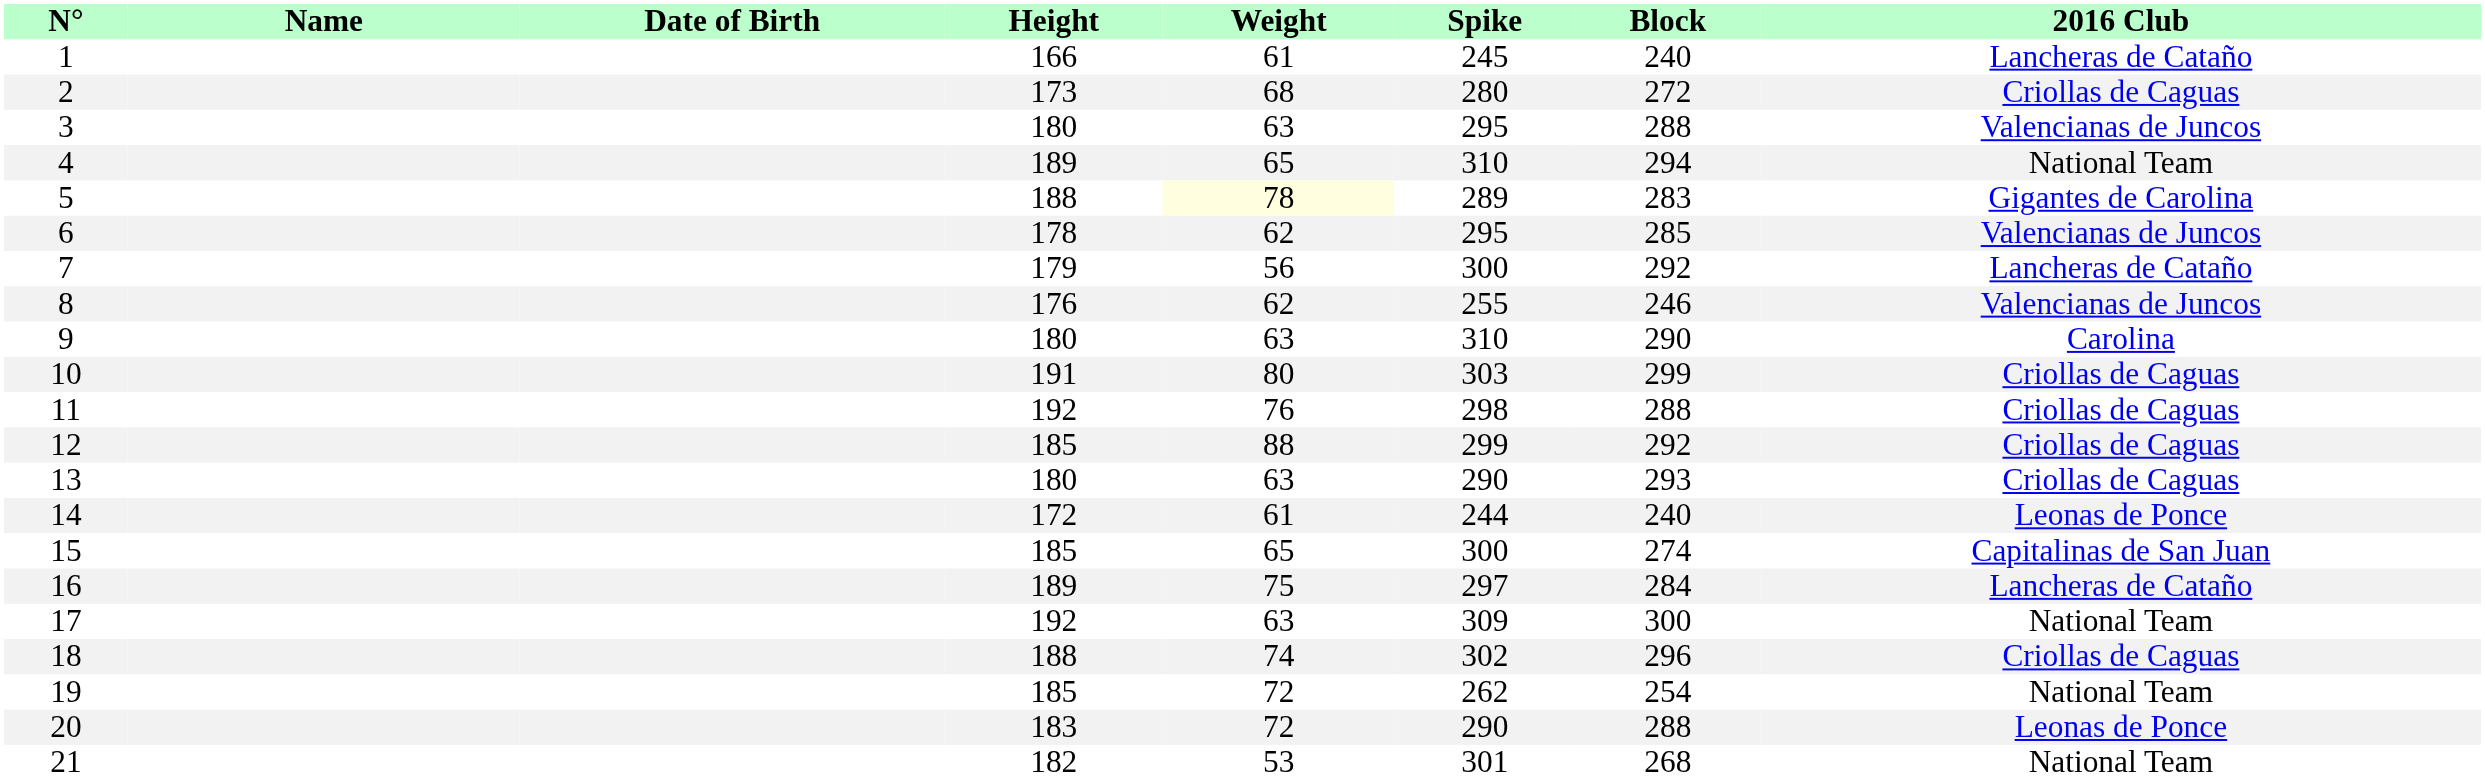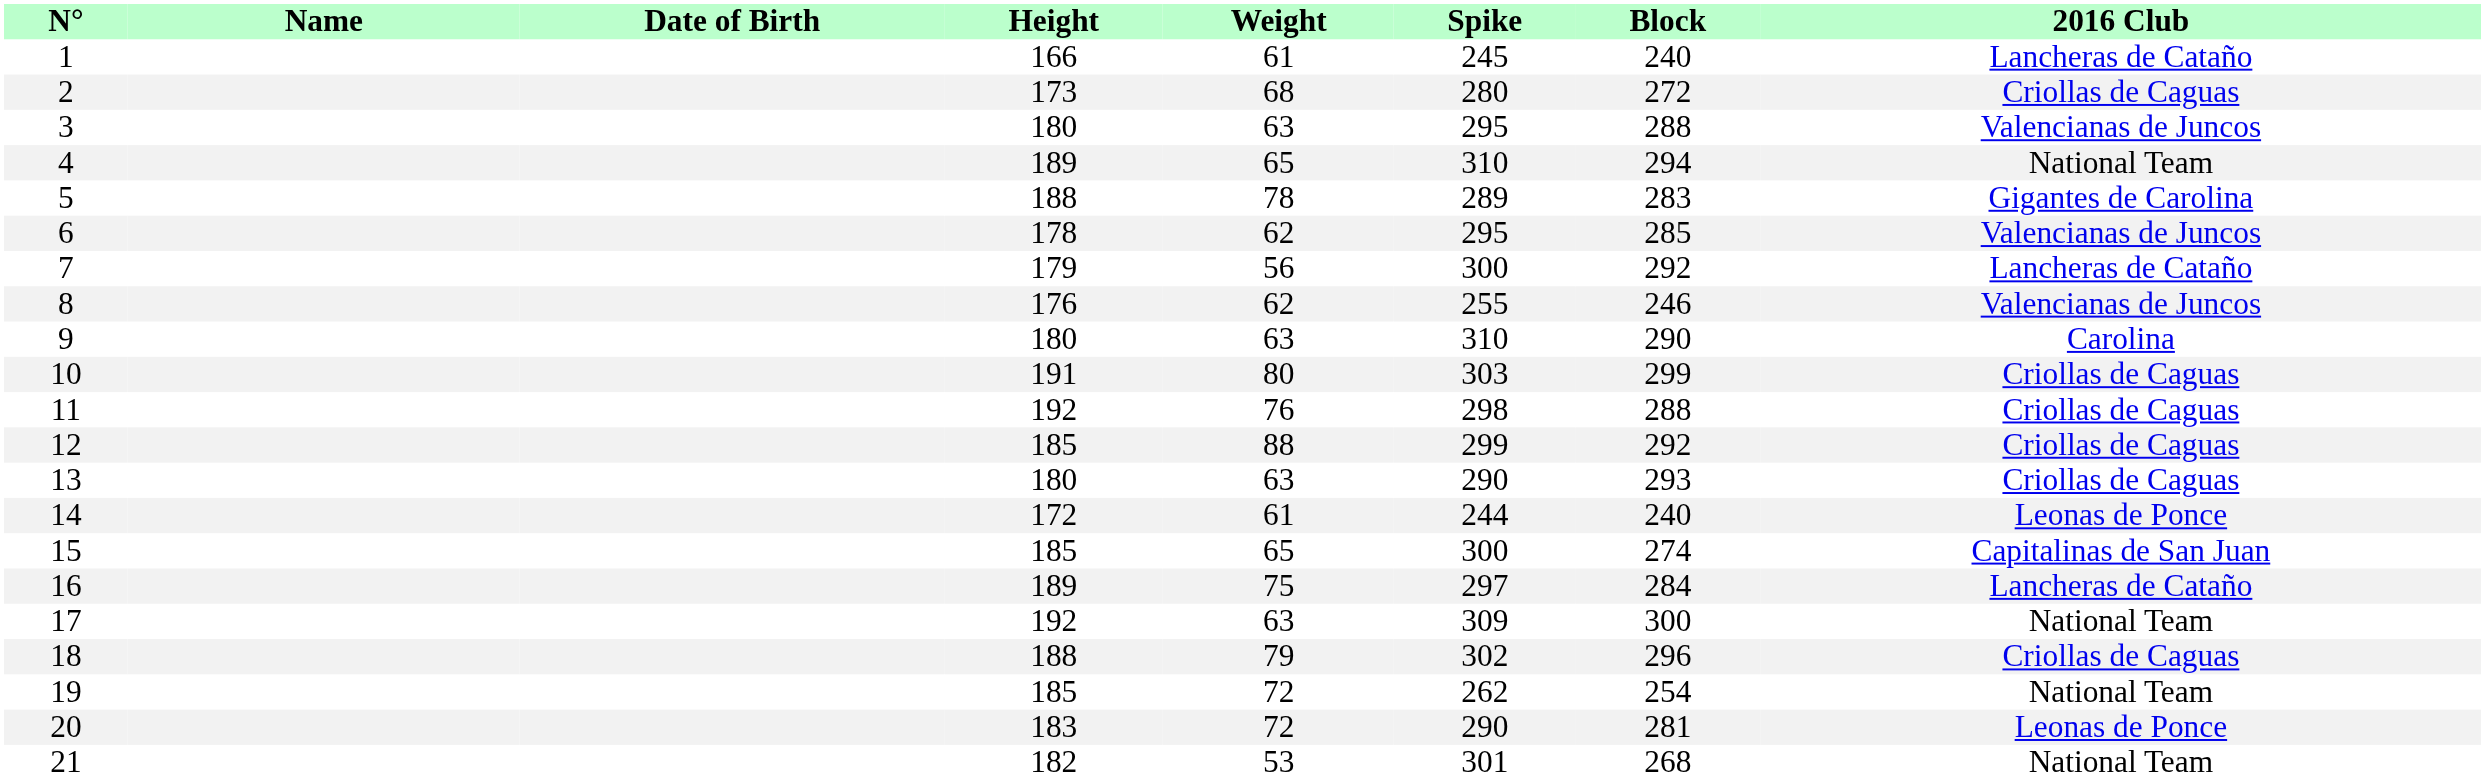(1279, 197) lightyellow background -> (1279, 197) no background
(1279, 656) 74 -> (1279, 656) 79
(1668, 726) 288 -> (1668, 726) 281
